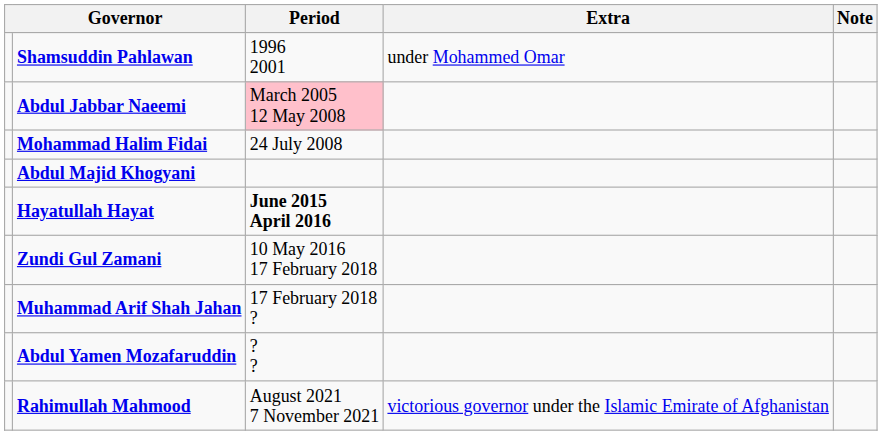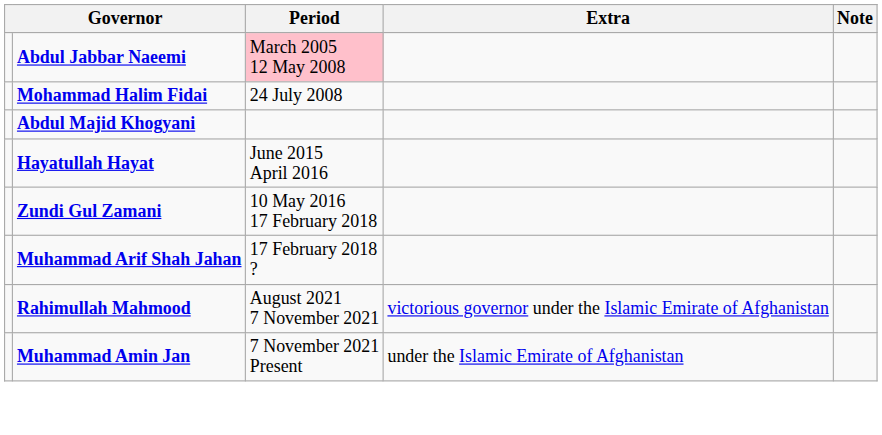- row: (105, 57)
(290, 211) bold -> (289, 162) normal
- row: (127, 356)
+ row: (104, 356)
